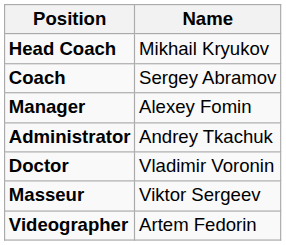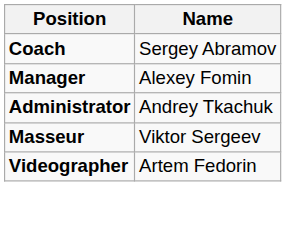- row: (62, 48)
- row: (39, 166)
